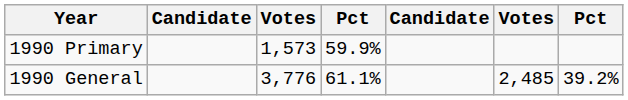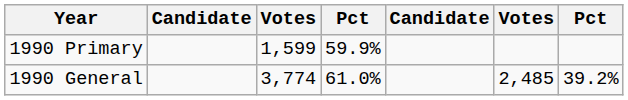(288, 50) 1,573 -> (288, 50) 1,599
(288, 80) 3,776 -> (288, 80) 3,774
(353, 80) 61.1% -> (353, 80) 61.0%
